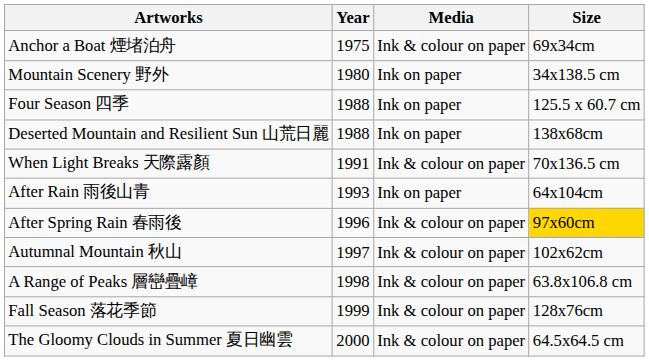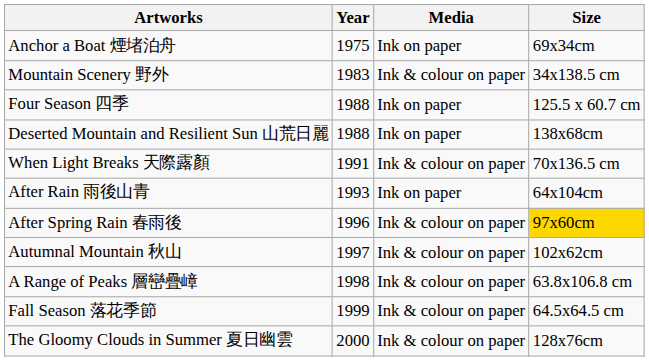(451, 45) Ink & colour on paper -> (419, 45) Ink on paper
(353, 75) 1980 -> (353, 75) 1983
(419, 75) Ink on paper -> (451, 75) Ink & colour on paper
(568, 311) 128x76cm -> (578, 311) 64.5x64.5 cm
(578, 340) 64.5x64.5 cm -> (568, 340) 128x76cm
